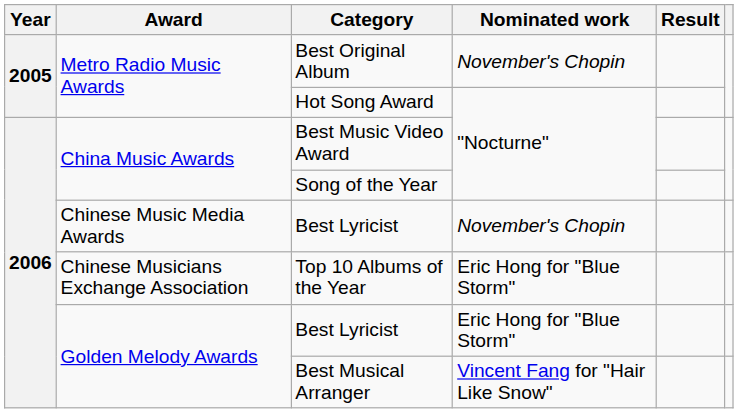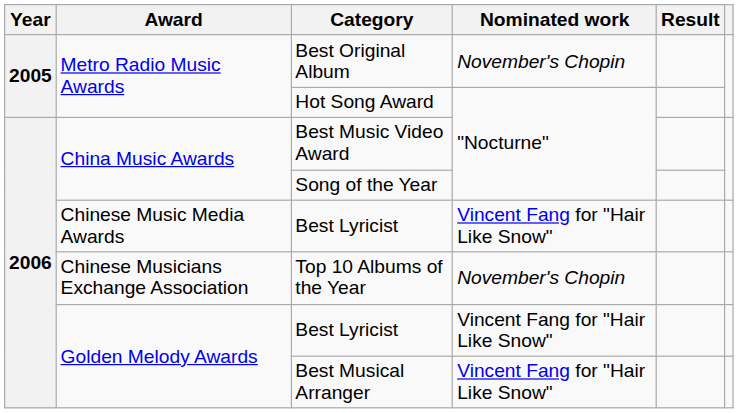(541, 225) November's Chopin -> (551, 225) Vincent Fang for "Hair Like Snow"
(538, 278) Eric Hong for "Blue Storm" -> (541, 278) November's Chopin
(538, 330) Eric Hong for "Blue Storm" -> (551, 330) Vincent Fang for "Hair Like Snow"
